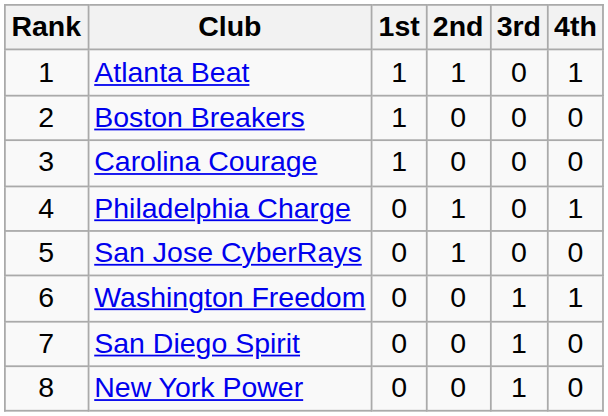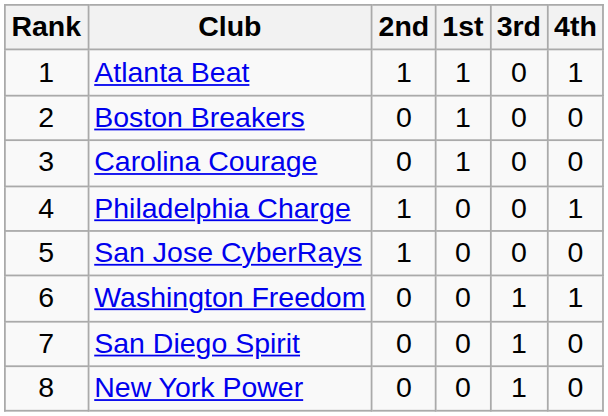columns swapped: (399, 27) <-> (458, 27)
